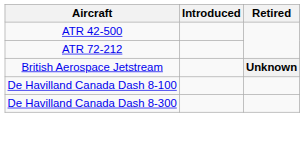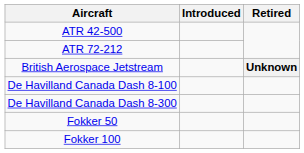+ row: (92, 121)
+ row: (92, 139)
